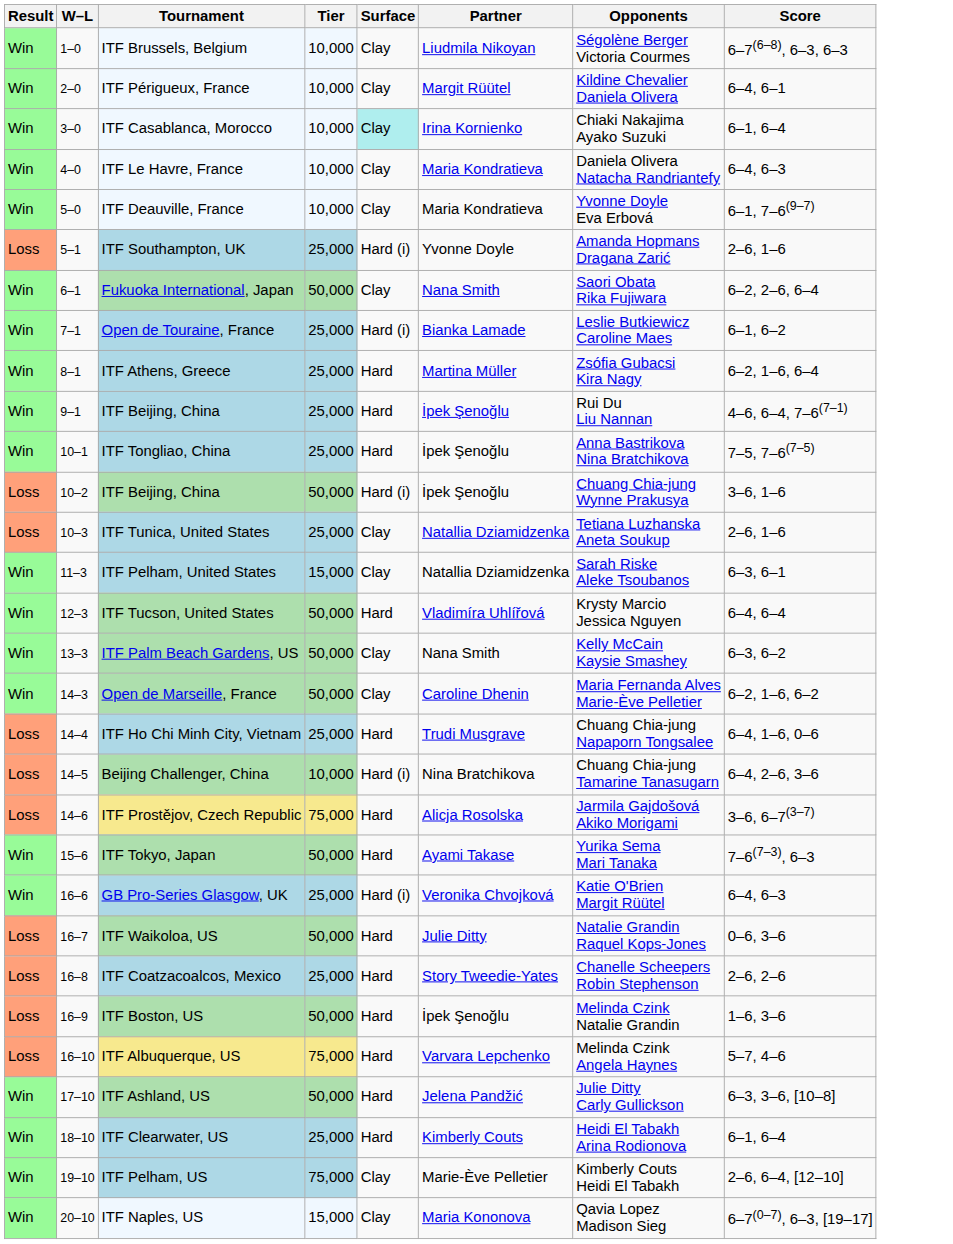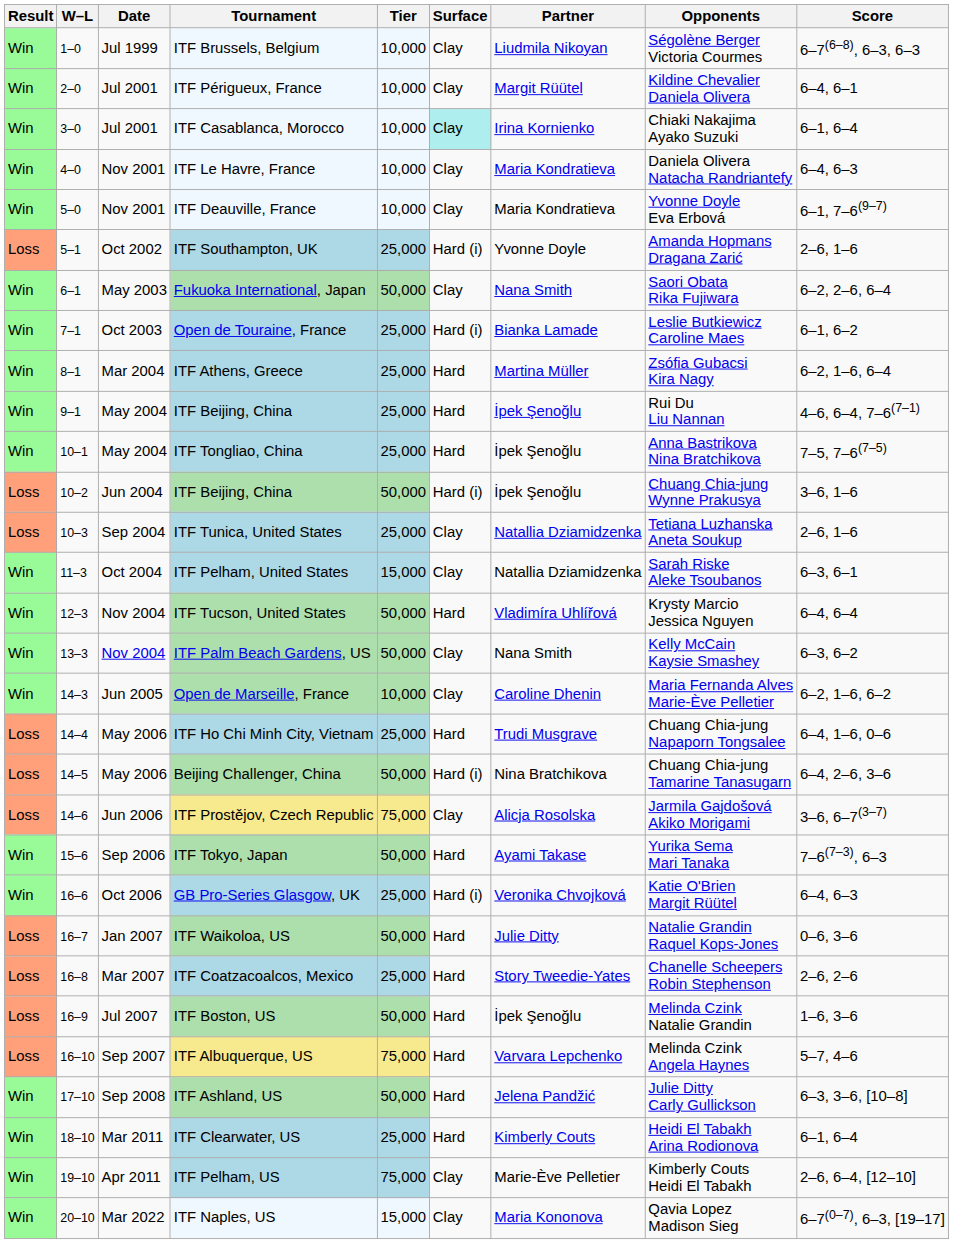+ column: (134, 16)
(331, 693) 50,000 -> (403, 693) 10,000
(331, 774) 10,000 -> (403, 774) 50,000
(377, 814) Hard -> (448, 814) Clay
